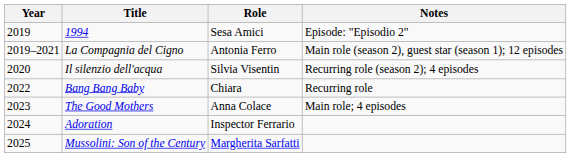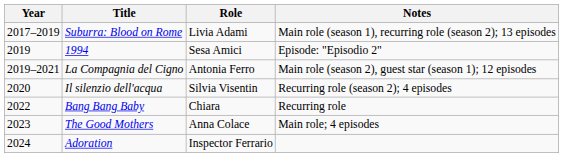+ row: (124, 32)
- row: (135, 143)
